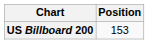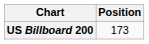(120, 30) 153 -> (120, 30) 173
